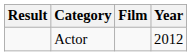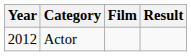columns swapped: (169, 16) <-> (28, 16)
